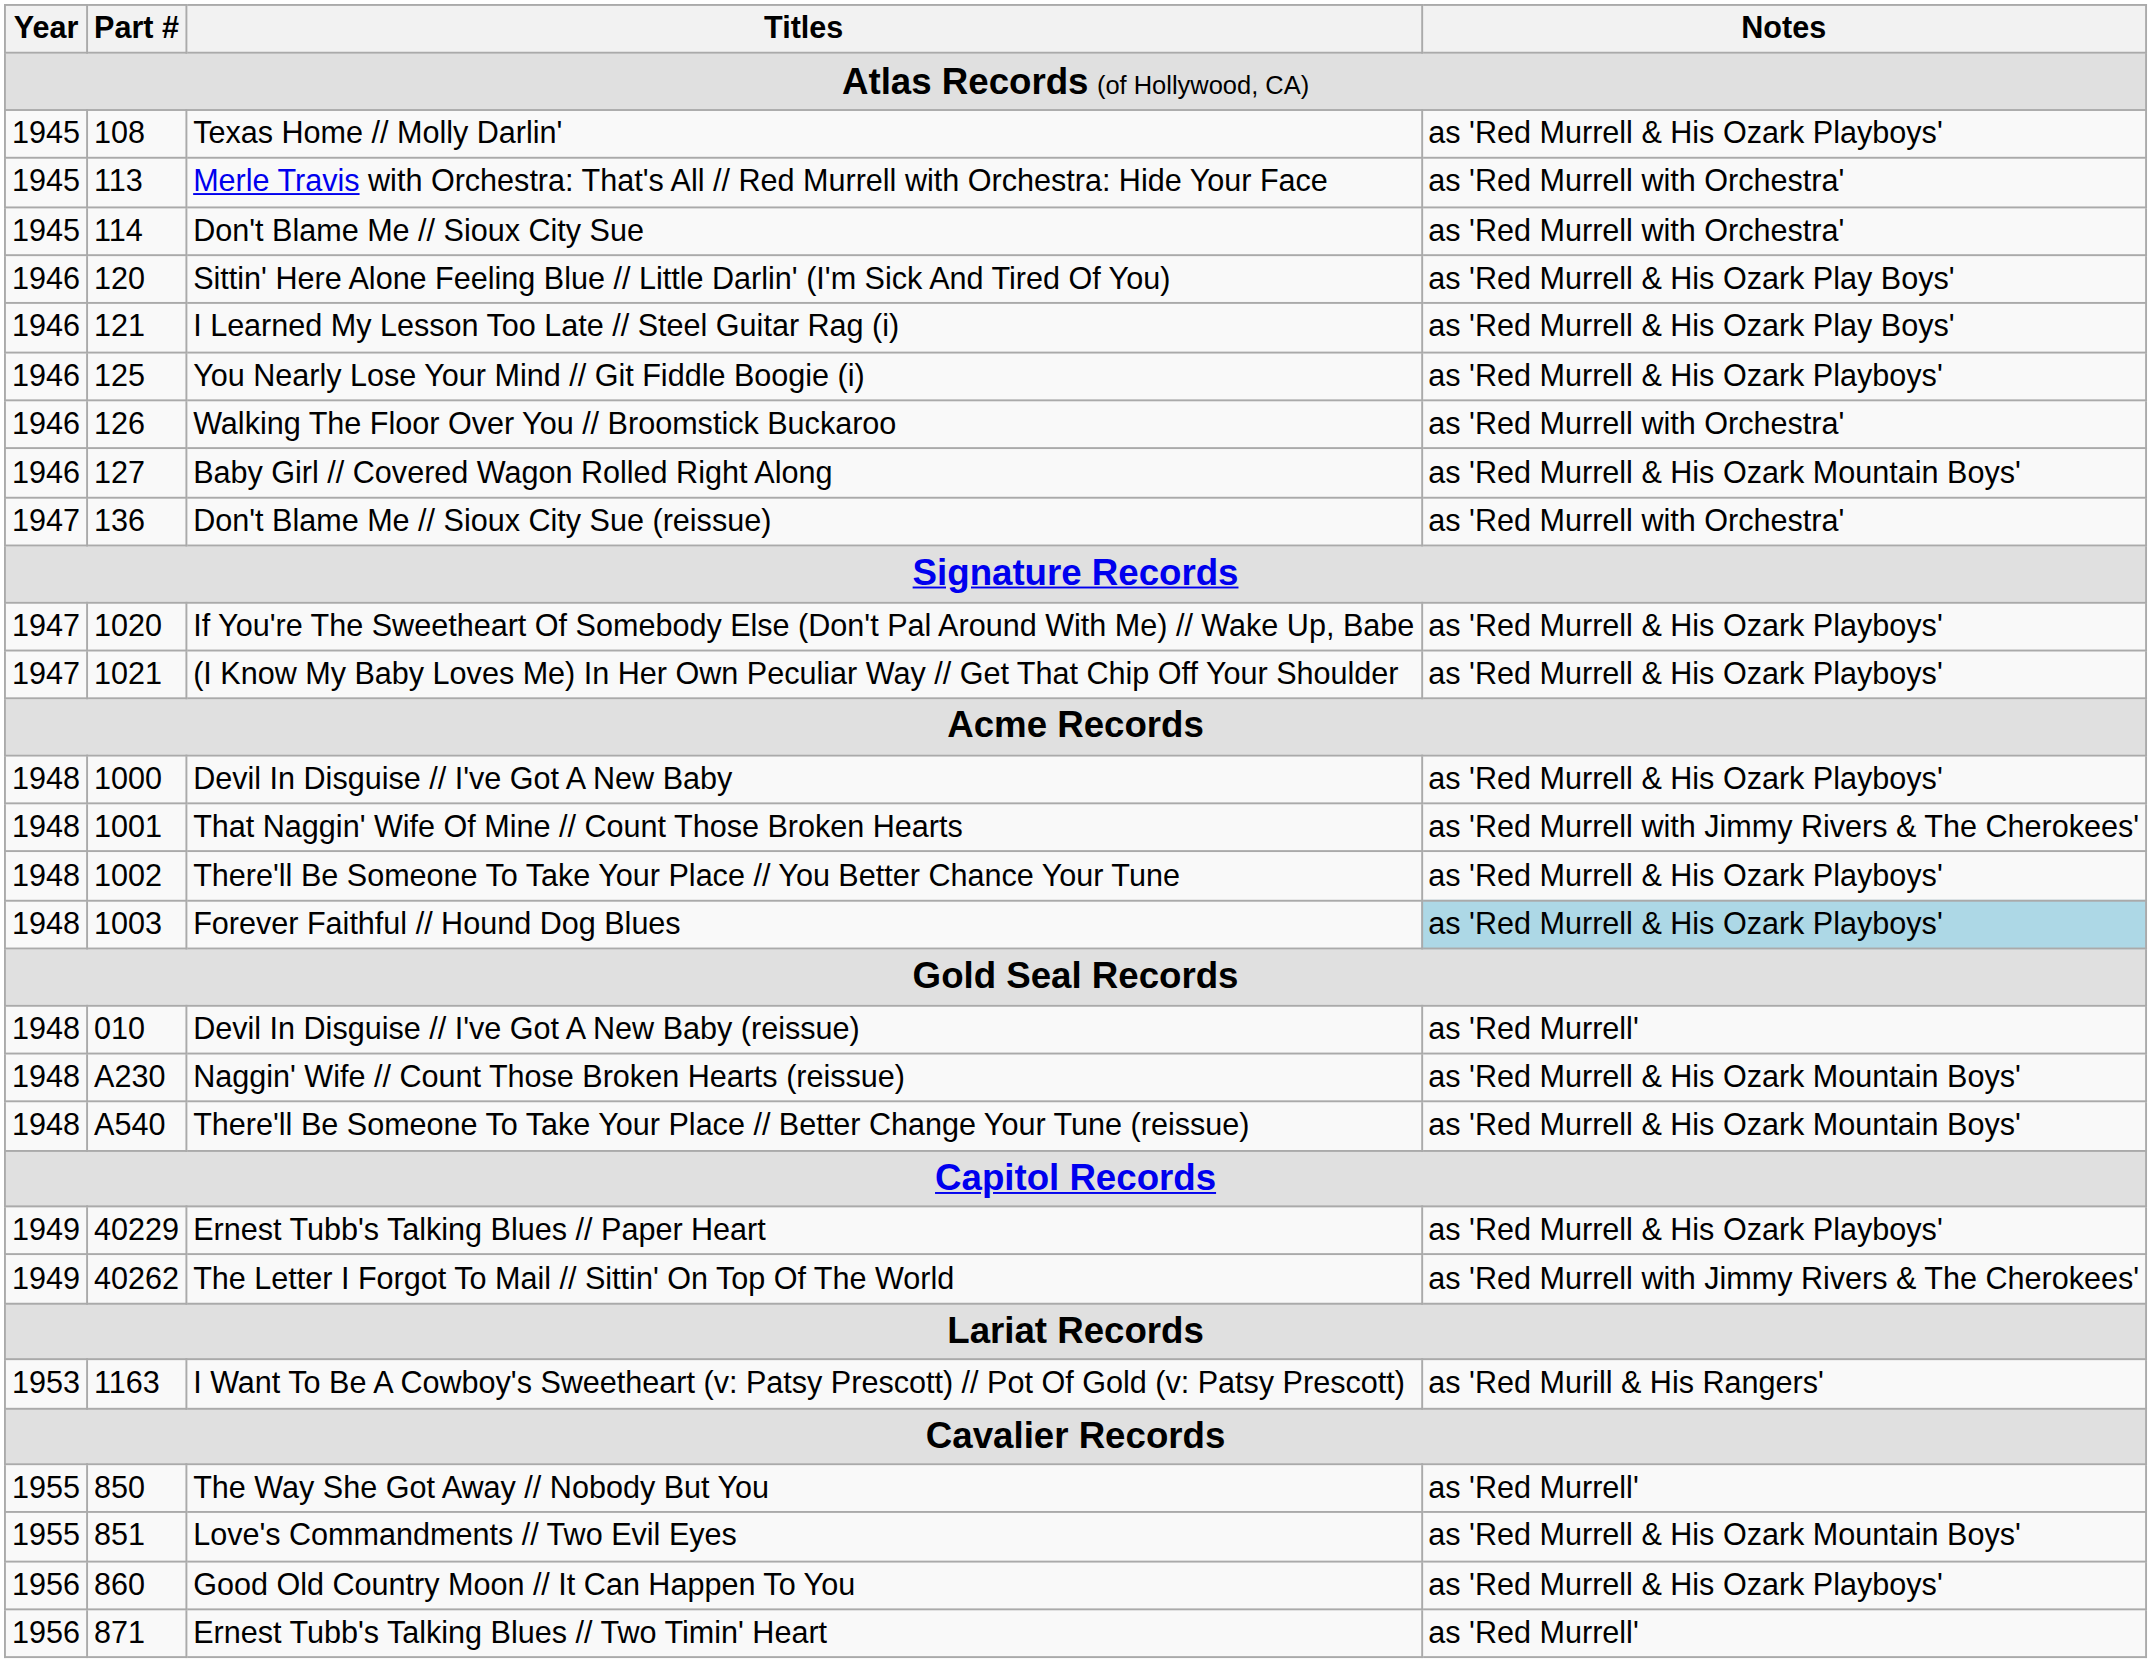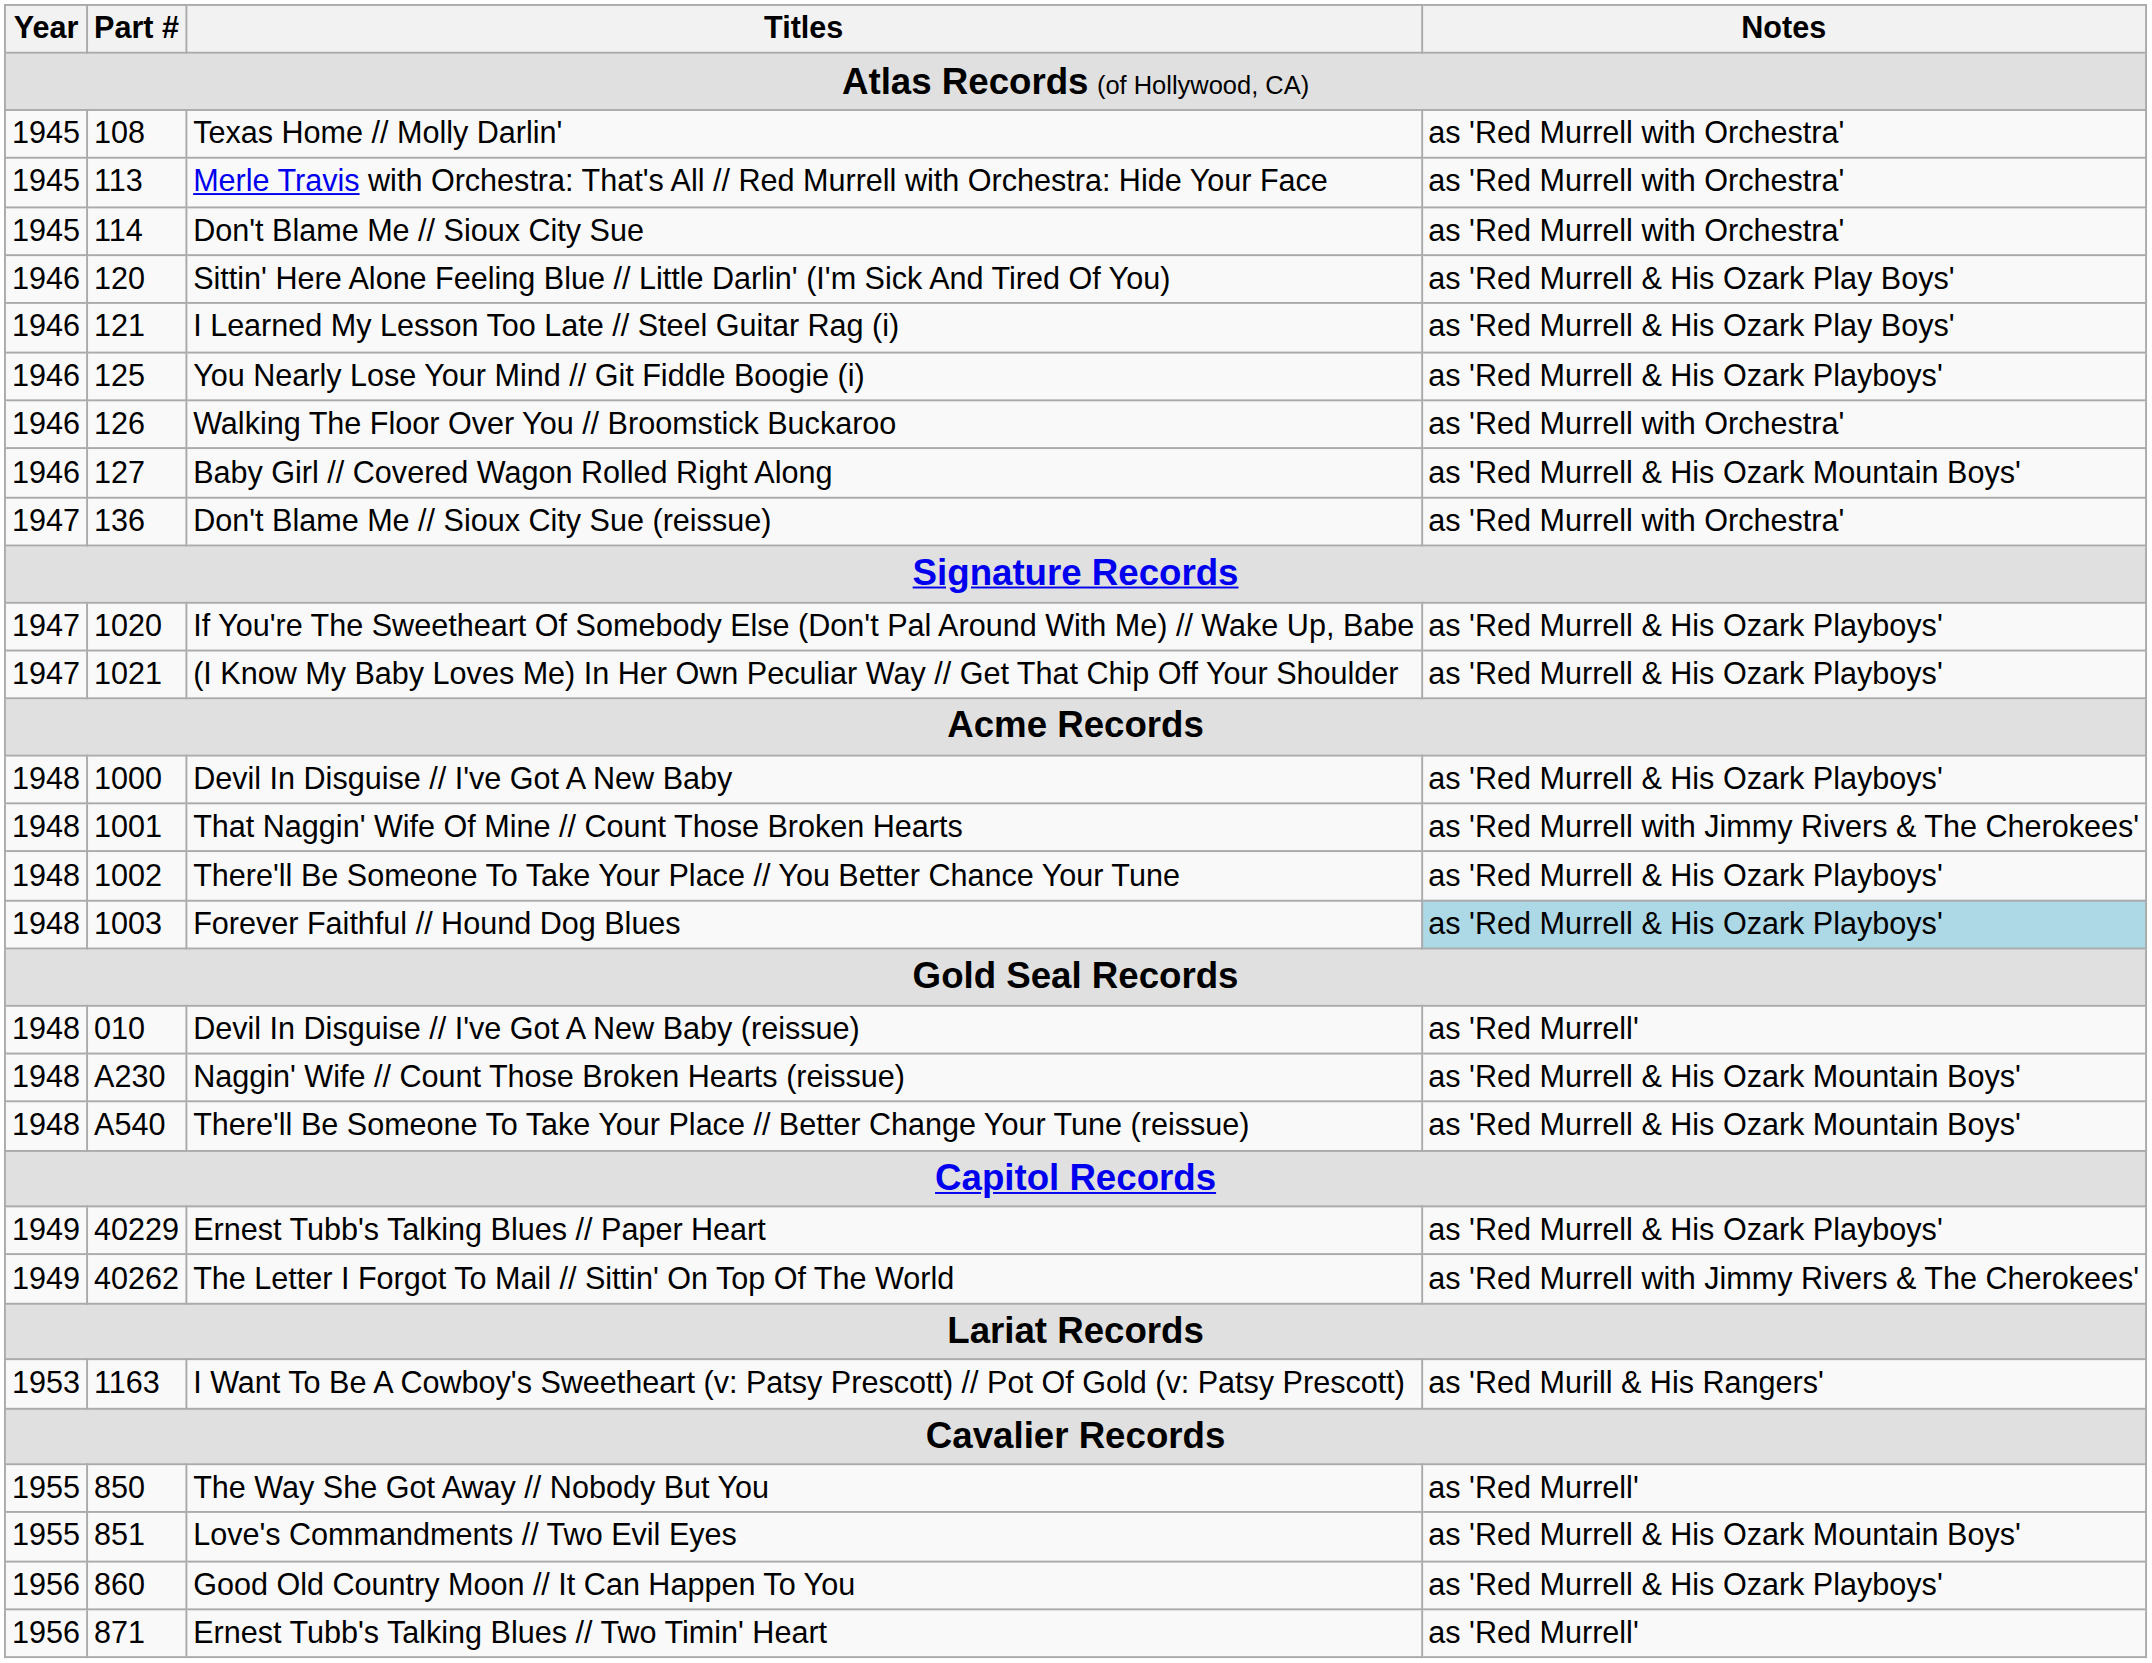(1686, 133) as 'Red Murrell & His Ozark Playboys' -> (1636, 133) as 'Red Murrell with Orchestra'
